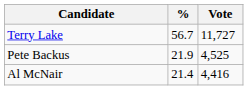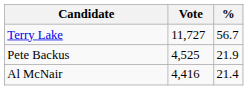columns swapped: (220, 14) <-> (183, 14)
